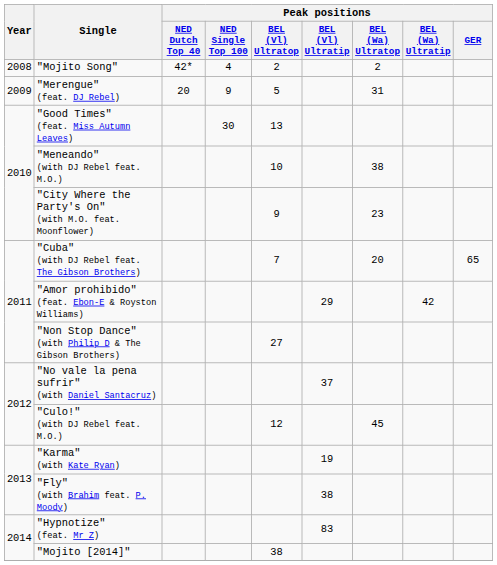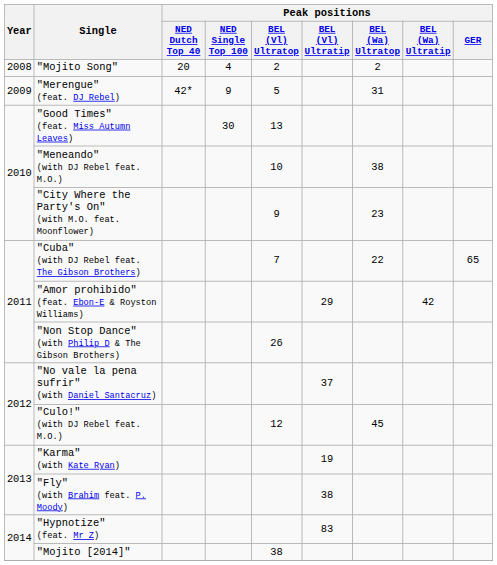(184, 68) 42* -> (184, 68) 20
(184, 91) 20 -> (184, 91) 42*
(378, 261) 20 -> (378, 261) 22
(277, 343) 27 -> (277, 343) 26
